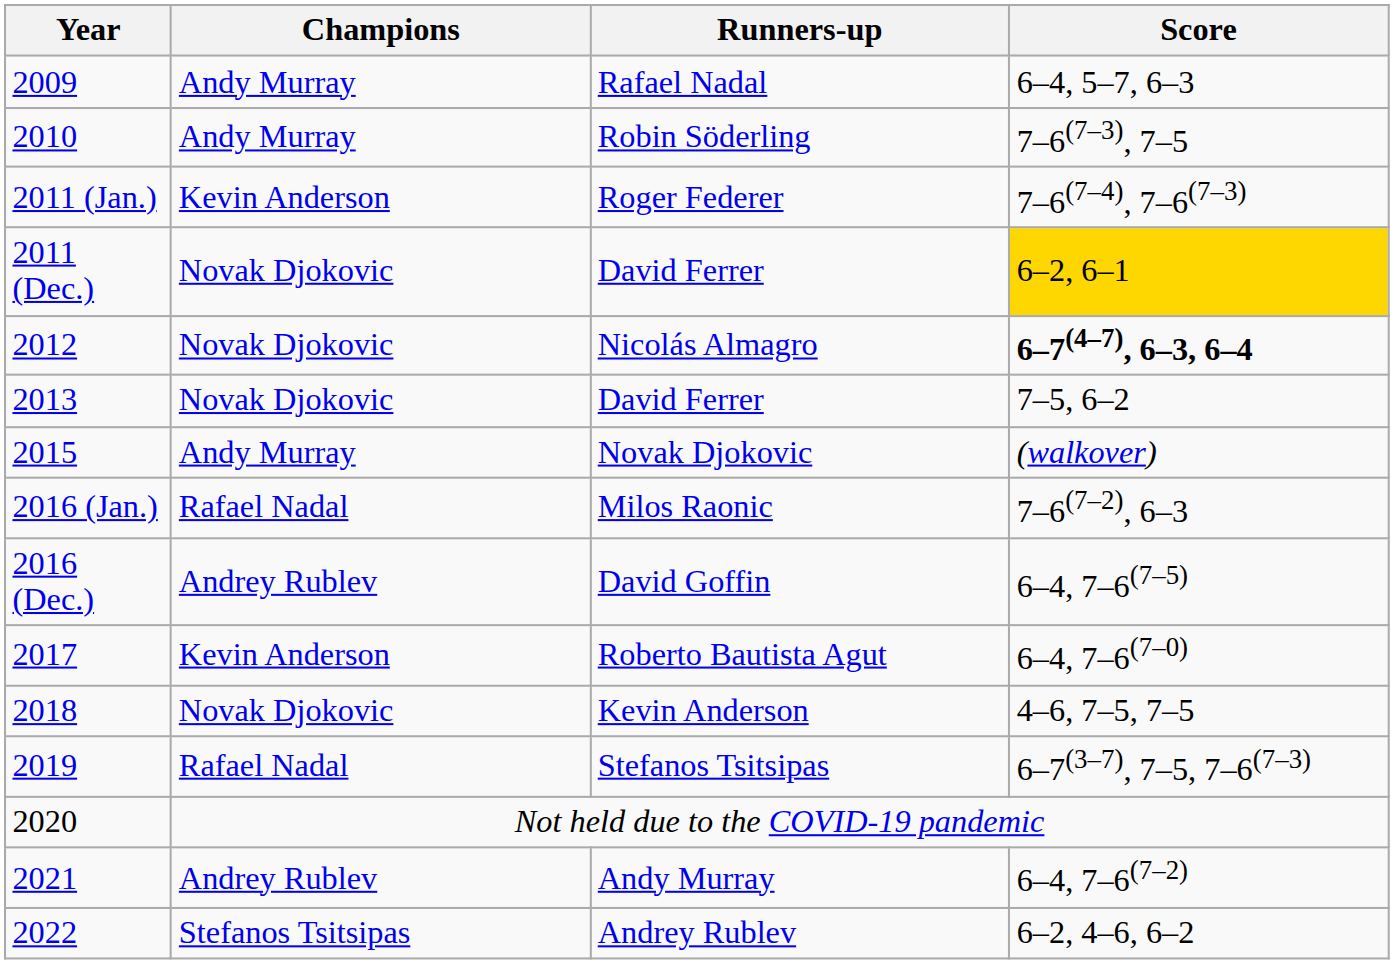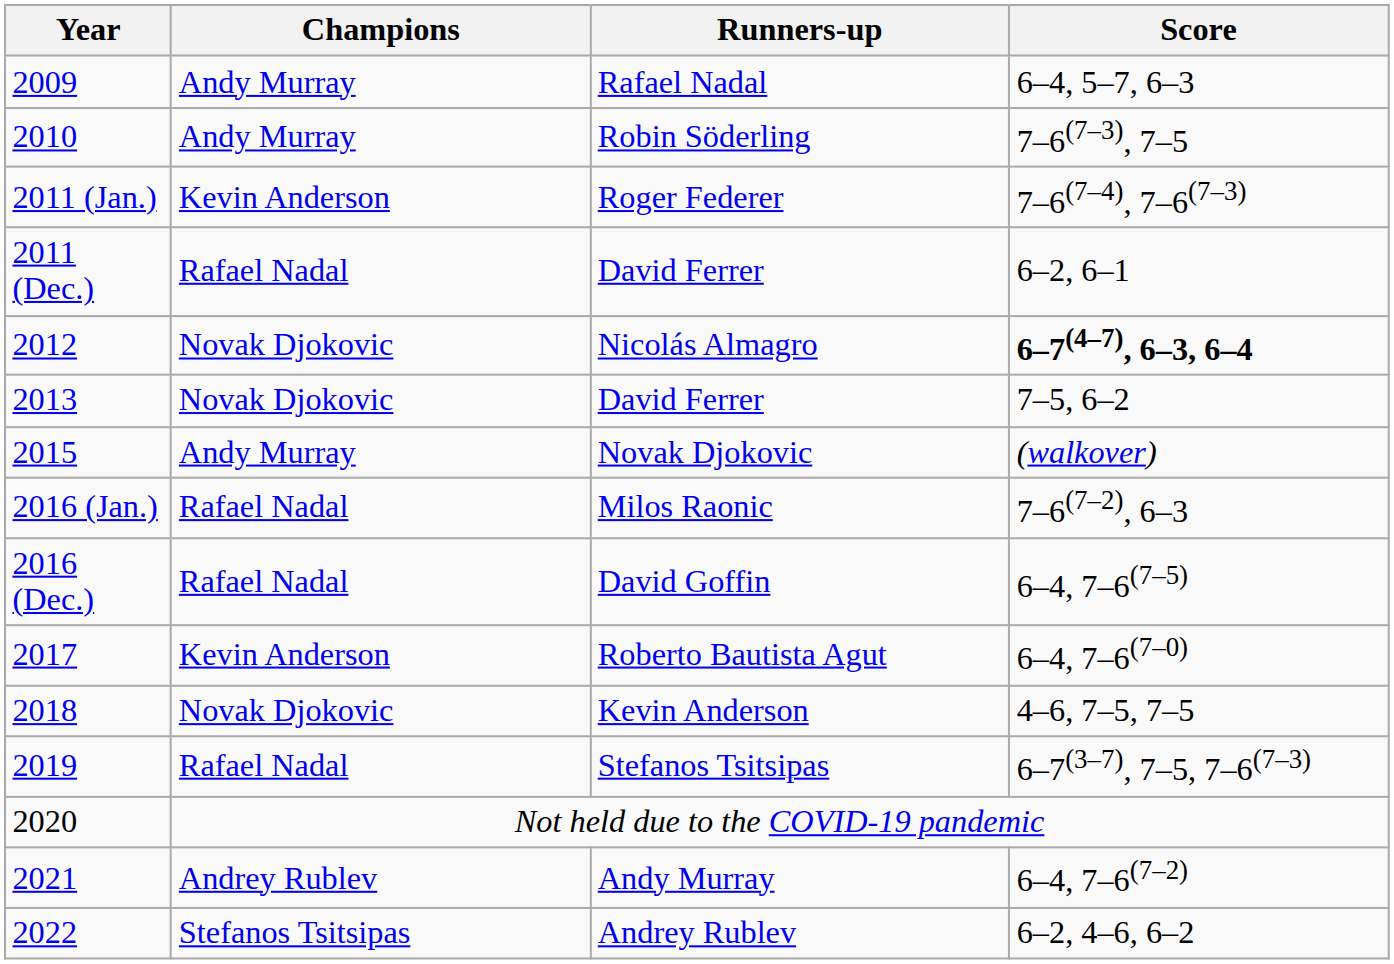(286, 270) Novak Djokovic -> (264, 270) Rafael Nadal
(1073, 270) gold background -> (1073, 270) no background
(278, 580) Andrey Rublev -> (264, 580) Rafael Nadal
